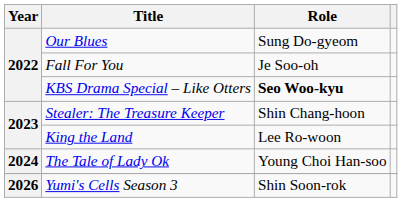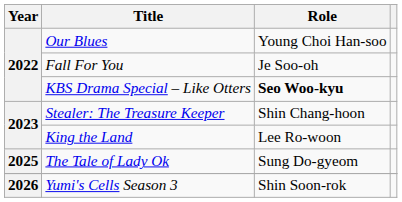(308, 40) Sung Do-gyeom -> (322, 40) Young Choi Han-soo
(23, 161) 2024 -> (23, 161) 2025
(322, 161) Young Choi Han-soo -> (308, 161) Sung Do-gyeom
